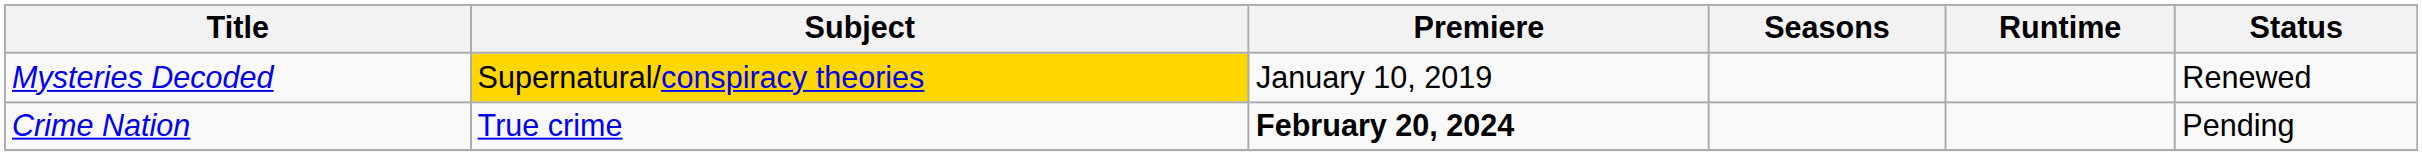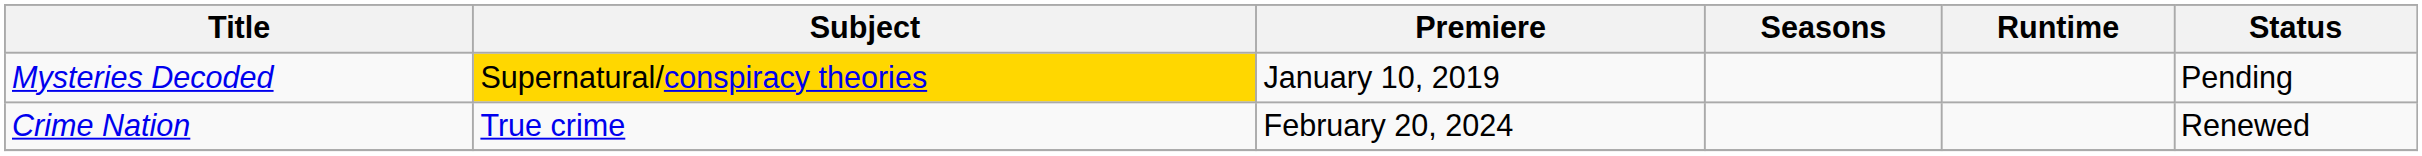(2247, 77) Renewed -> (2237, 77) Pending
(1385, 125) bold -> (1388, 125) normal
(2238, 125) Pending -> (2245, 125) Renewed
